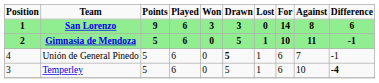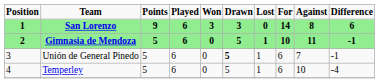(8, 55) 4 -> (8, 55) 3
(8, 70) 3 -> (8, 70) 4
(335, 70) bold -> (335, 70) normal
